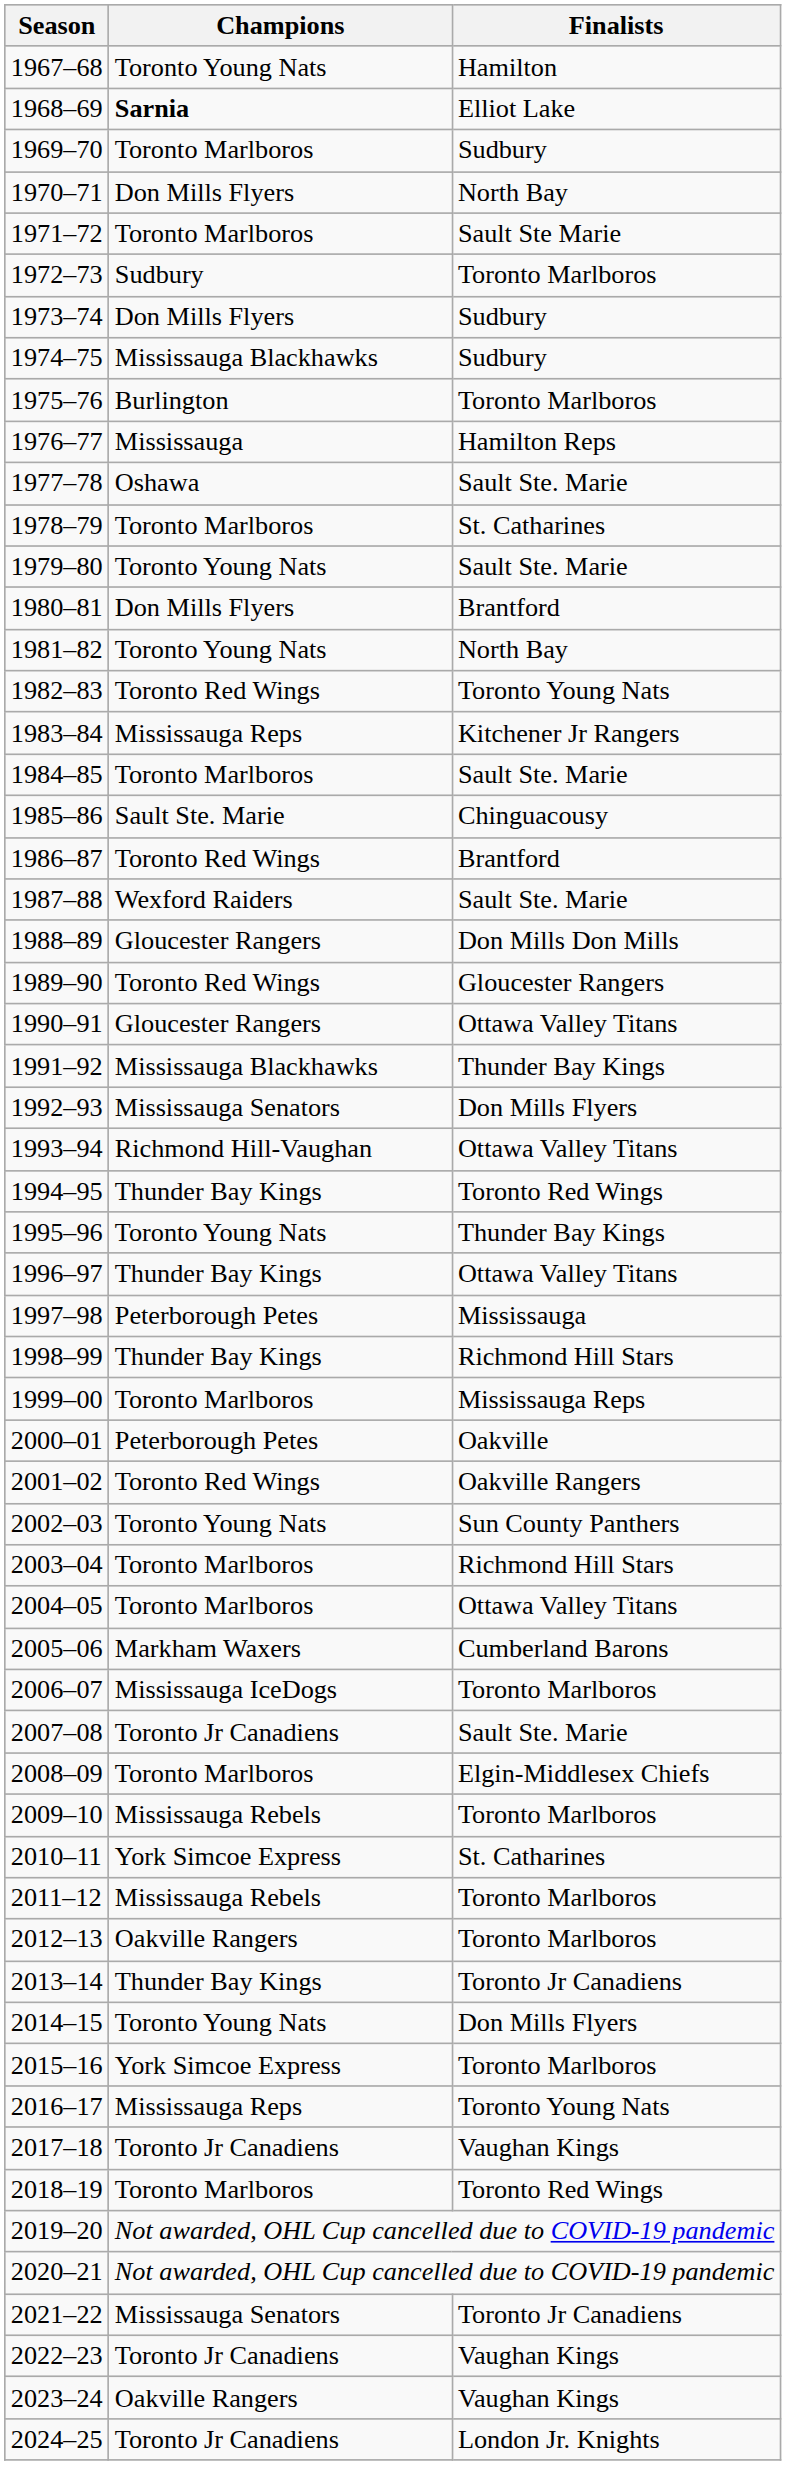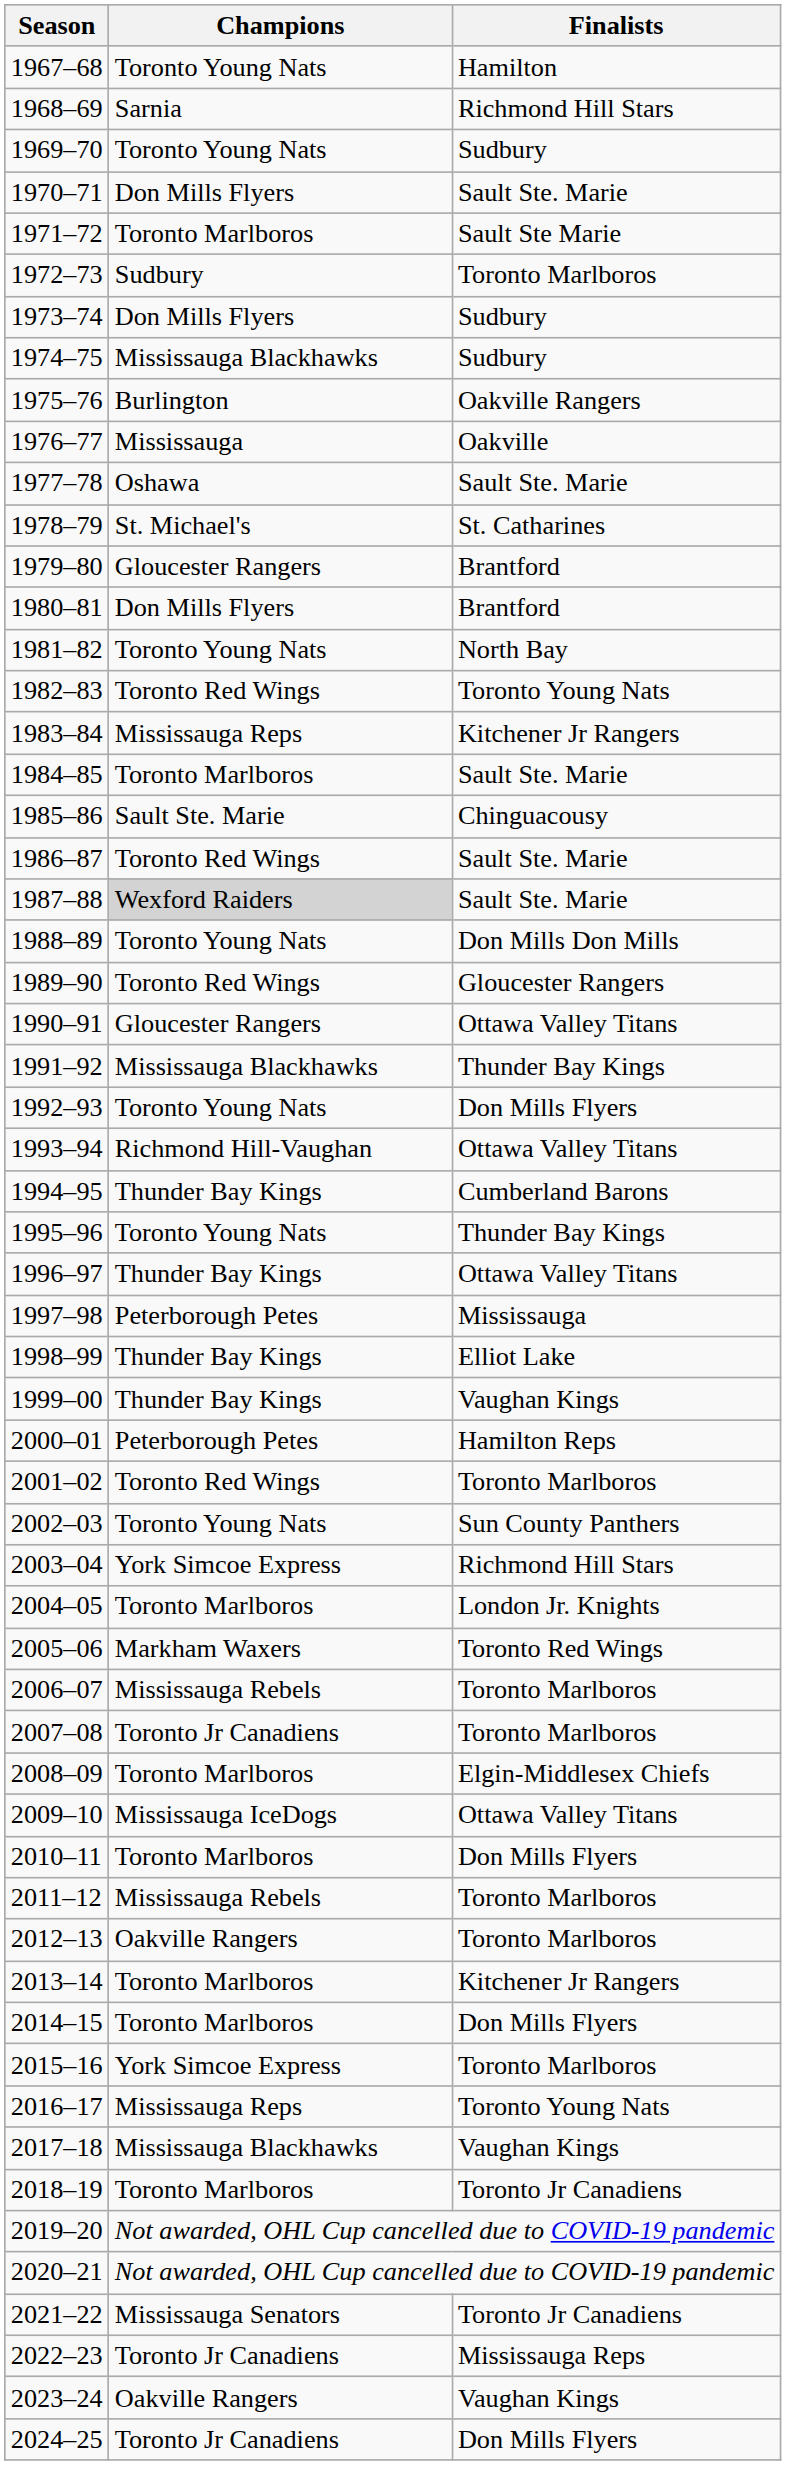(152, 108) bold -> (148, 108) normal
(517, 108) Elliot Lake -> (566, 108) Richmond Hill Stars
(214, 150) Toronto Marlboros -> (221, 150) Toronto Young Nats
(513, 191) North Bay -> (543, 191) Sault Ste. Marie
(557, 399) Toronto Marlboros -> (549, 399) Oakville Rangers
(537, 441) Hamilton Reps -> (503, 441) Oakville
(214, 524) Toronto Marlboros -> (183, 524) St. Michael's
(221, 566) Toronto Young Nats -> (218, 566) Gloucester Rangers
(543, 566) Sault Ste. Marie -> (509, 566) Brantford
(509, 857) Brantford -> (543, 857) Sault Ste. Marie
(204, 899) no background -> (204, 899) lightgrey background
(218, 940) Gloucester Rangers -> (221, 940) Toronto Young Nats
(227, 1107) Mississauga Senators -> (221, 1107) Toronto Young Nats
(560, 1190) Toronto Red Wings -> (563, 1190) Cumberland Barons
(566, 1356) Richmond Hill Stars -> (517, 1356) Elliot Lake
(214, 1398) Toronto Marlboros -> (218, 1398) Thunder Bay Kings
(552, 1398) Mississauga Reps -> (538, 1398) Vaughan Kings
(503, 1440) Oakville -> (537, 1440) Hamilton Reps
(549, 1481) Oakville Rangers -> (557, 1481) Toronto Marlboros
(214, 1565) Toronto Marlboros -> (228, 1565) York Simcoe Express
(568, 1606) Ottawa Valley Titans -> (559, 1606) London Jr. Knights
(563, 1648) Cumberland Barons -> (560, 1648) Toronto Red Wings
(226, 1689) Mississauga IceDogs -> (218, 1689) Mississauga Rebels
(543, 1731) Sault Ste. Marie -> (557, 1731) Toronto Marlboros
(218, 1814) Mississauga Rebels -> (226, 1814) Mississauga IceDogs
(557, 1814) Toronto Marlboros -> (568, 1814) Ottawa Valley Titans
(228, 1856) York Simcoe Express -> (214, 1856) Toronto Marlboros
(532, 1856) St. Catharines -> (548, 1856) Don Mills Flyers
(218, 1981) Thunder Bay Kings -> (214, 1981) Toronto Marlboros
(570, 1981) Toronto Jr Canadiens -> (569, 1981) Kitchener Jr Rangers
(221, 2022) Toronto Young Nats -> (214, 2022) Toronto Marlboros
(227, 2147) Toronto Jr Canadiens -> (246, 2147) Mississauga Blackhawks
(560, 2189) Toronto Red Wings -> (570, 2189) Toronto Jr Canadiens
(538, 2355) Vaughan Kings -> (552, 2355) Mississauga Reps
(559, 2438) London Jr. Knights -> (548, 2438) Don Mills Flyers
